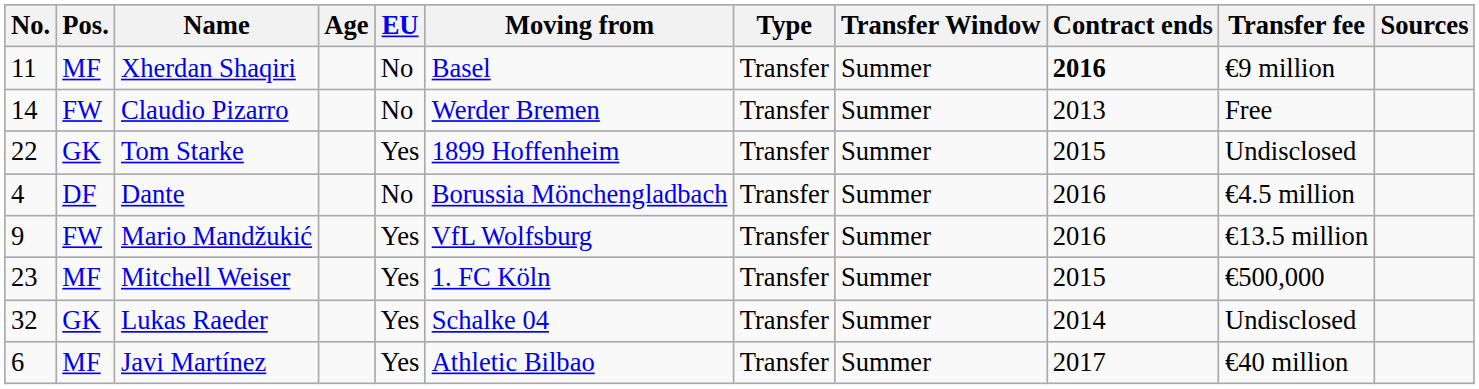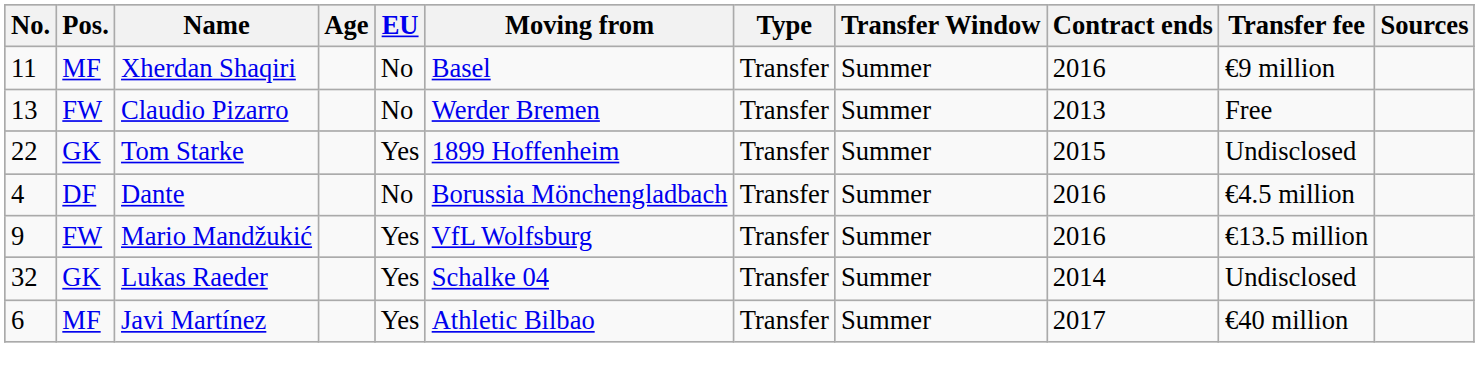(1079, 67) bold -> (1079, 67) normal
(24, 109) 14 -> (24, 109) 13
- row: (206, 278)
